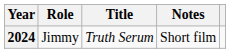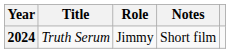columns swapped: (119, 15) <-> (60, 15)
